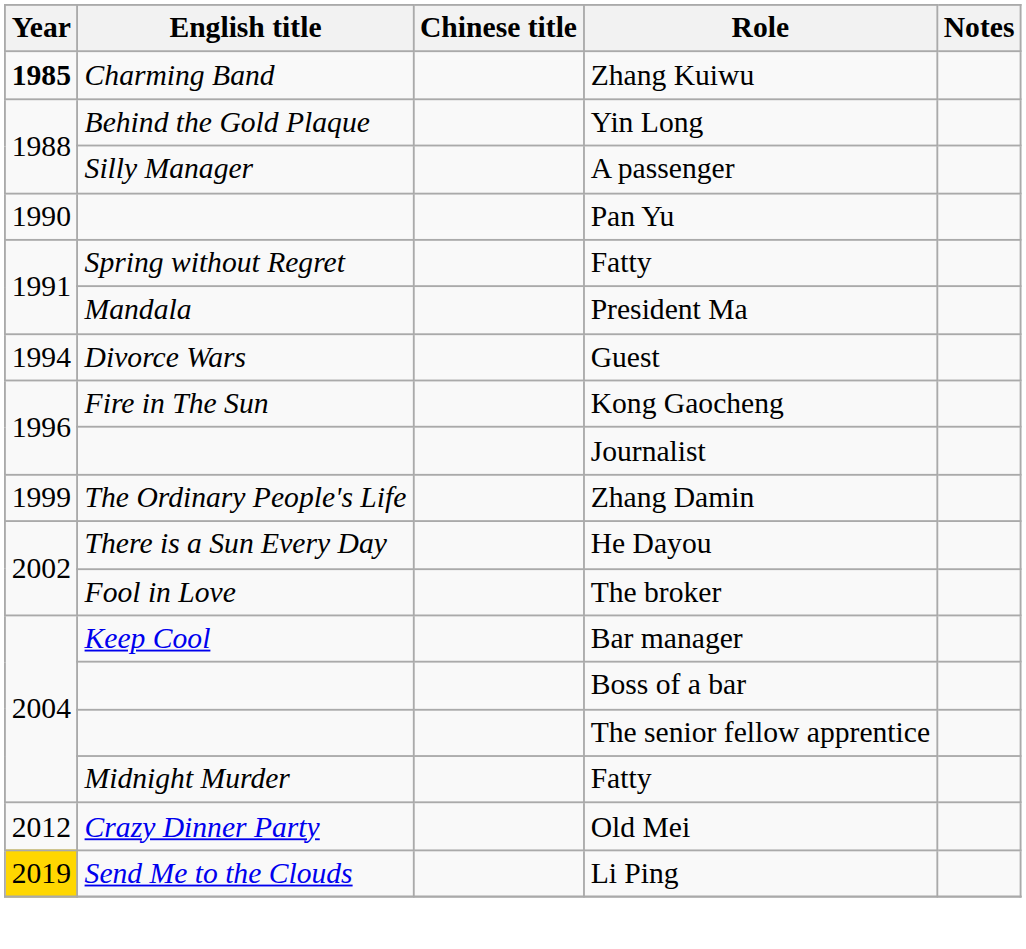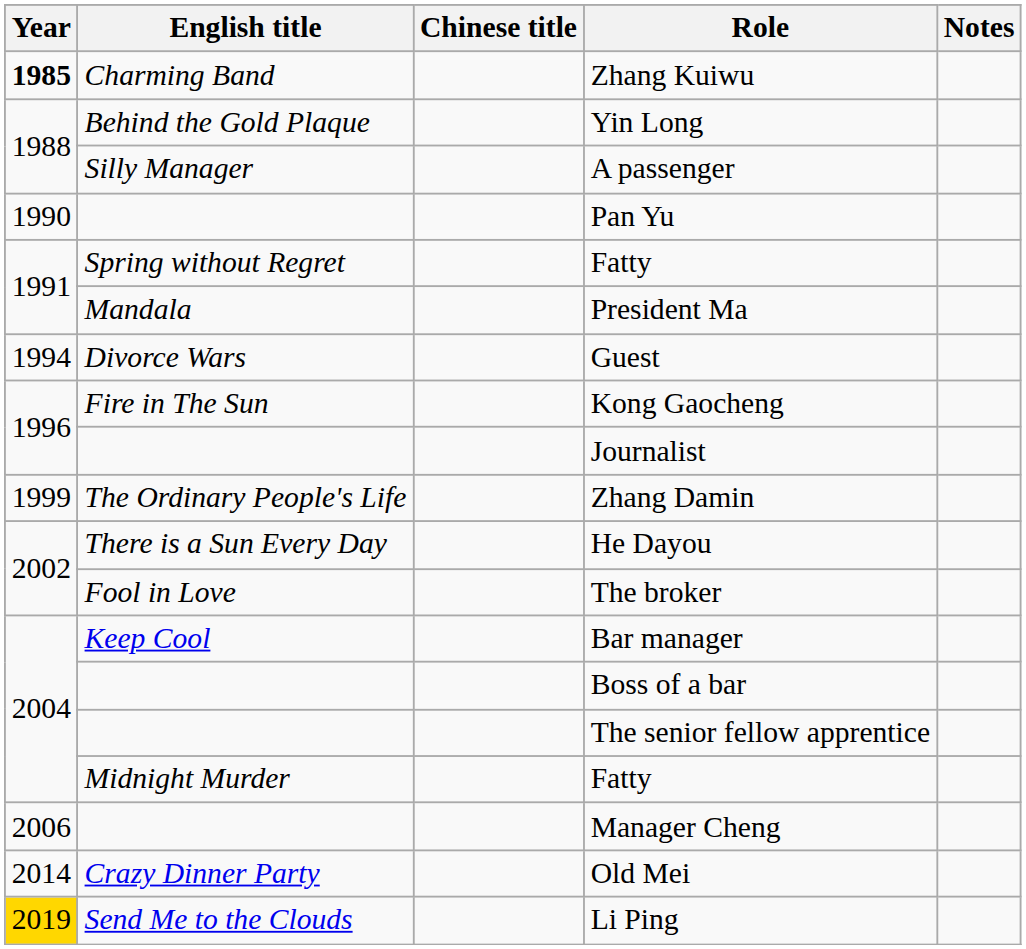+ row: (245, 826)
(41, 826) 2012 -> (41, 872) 2014
